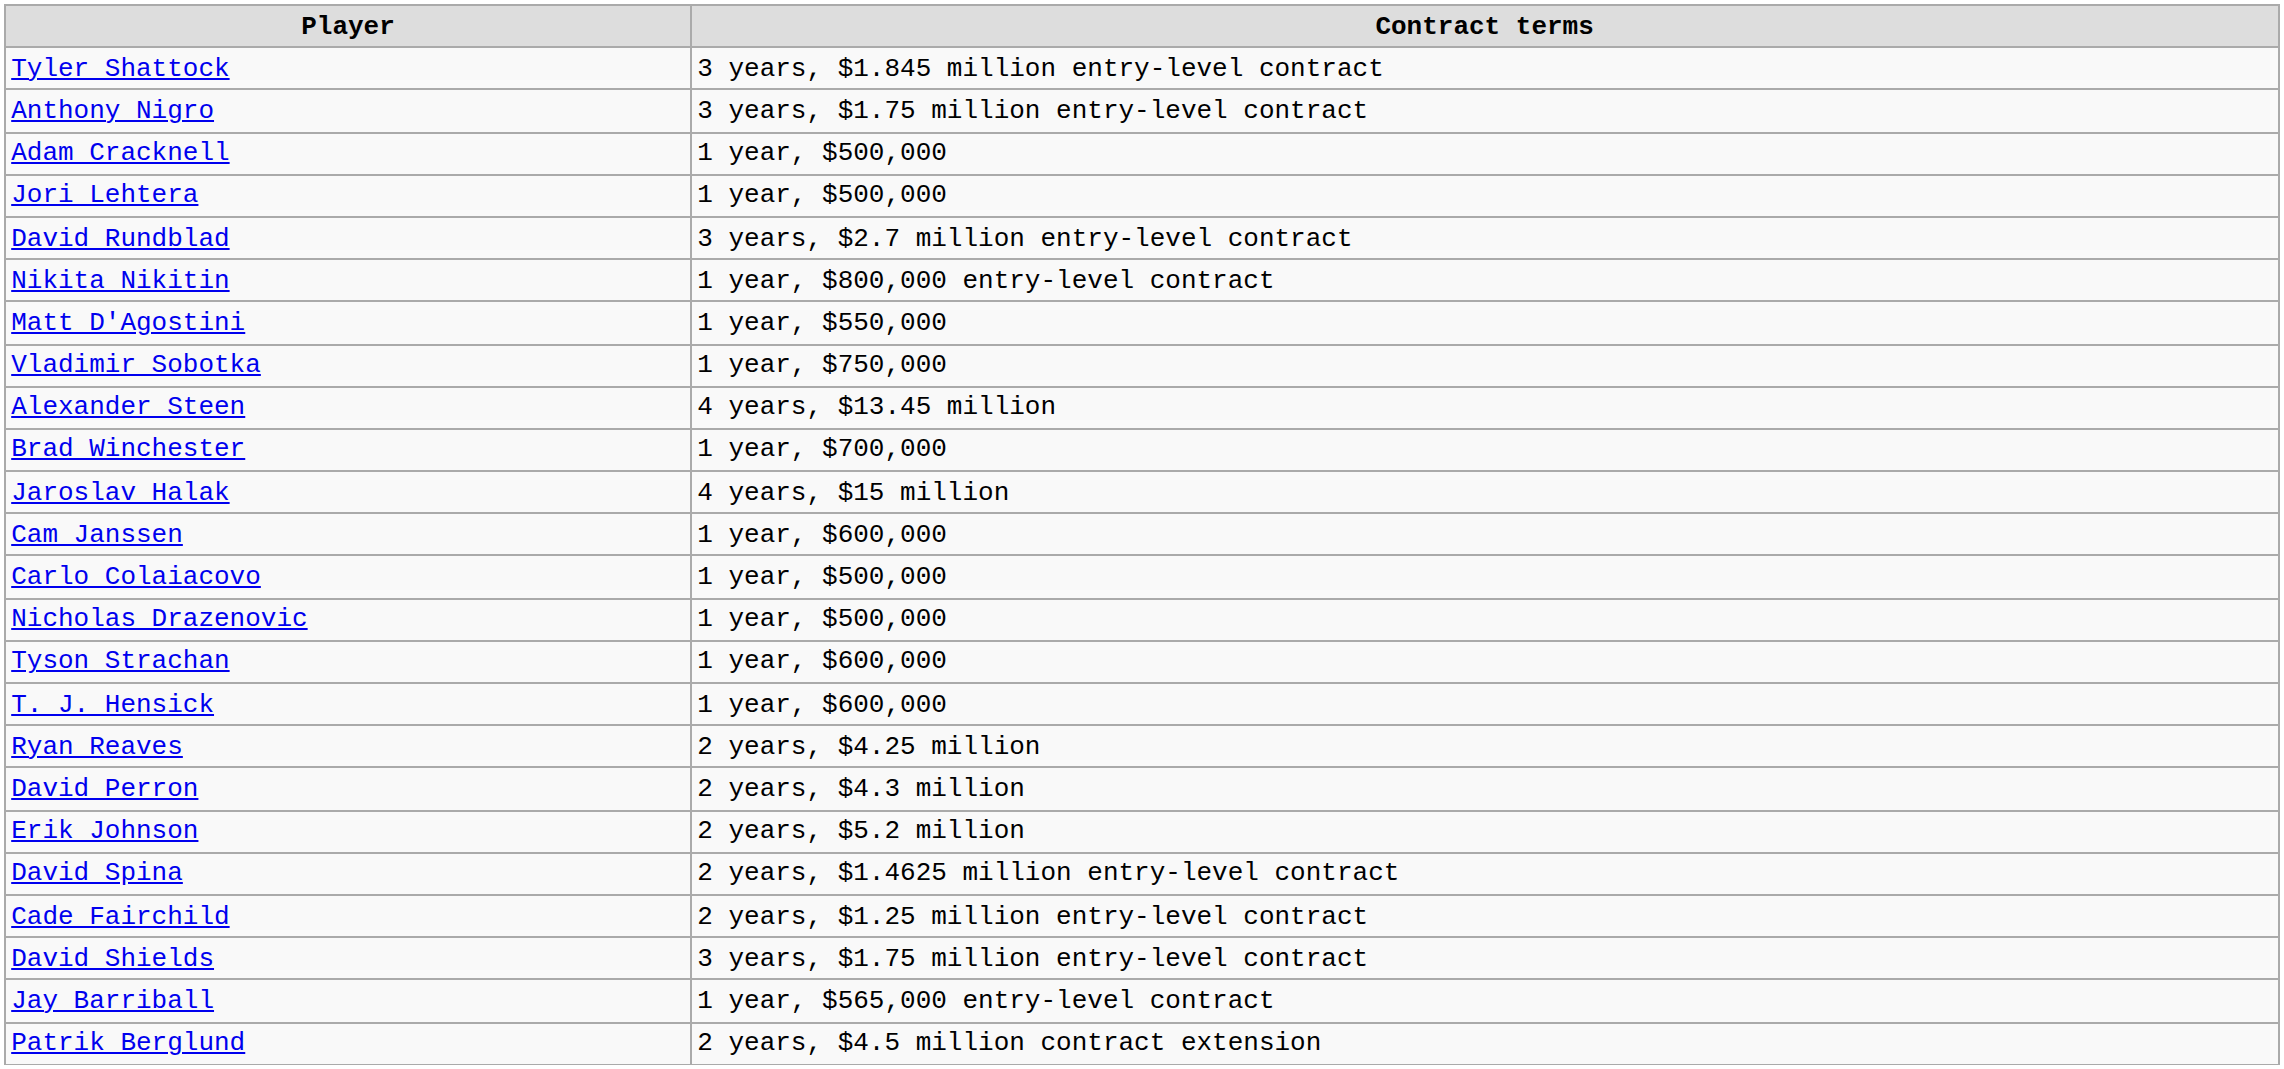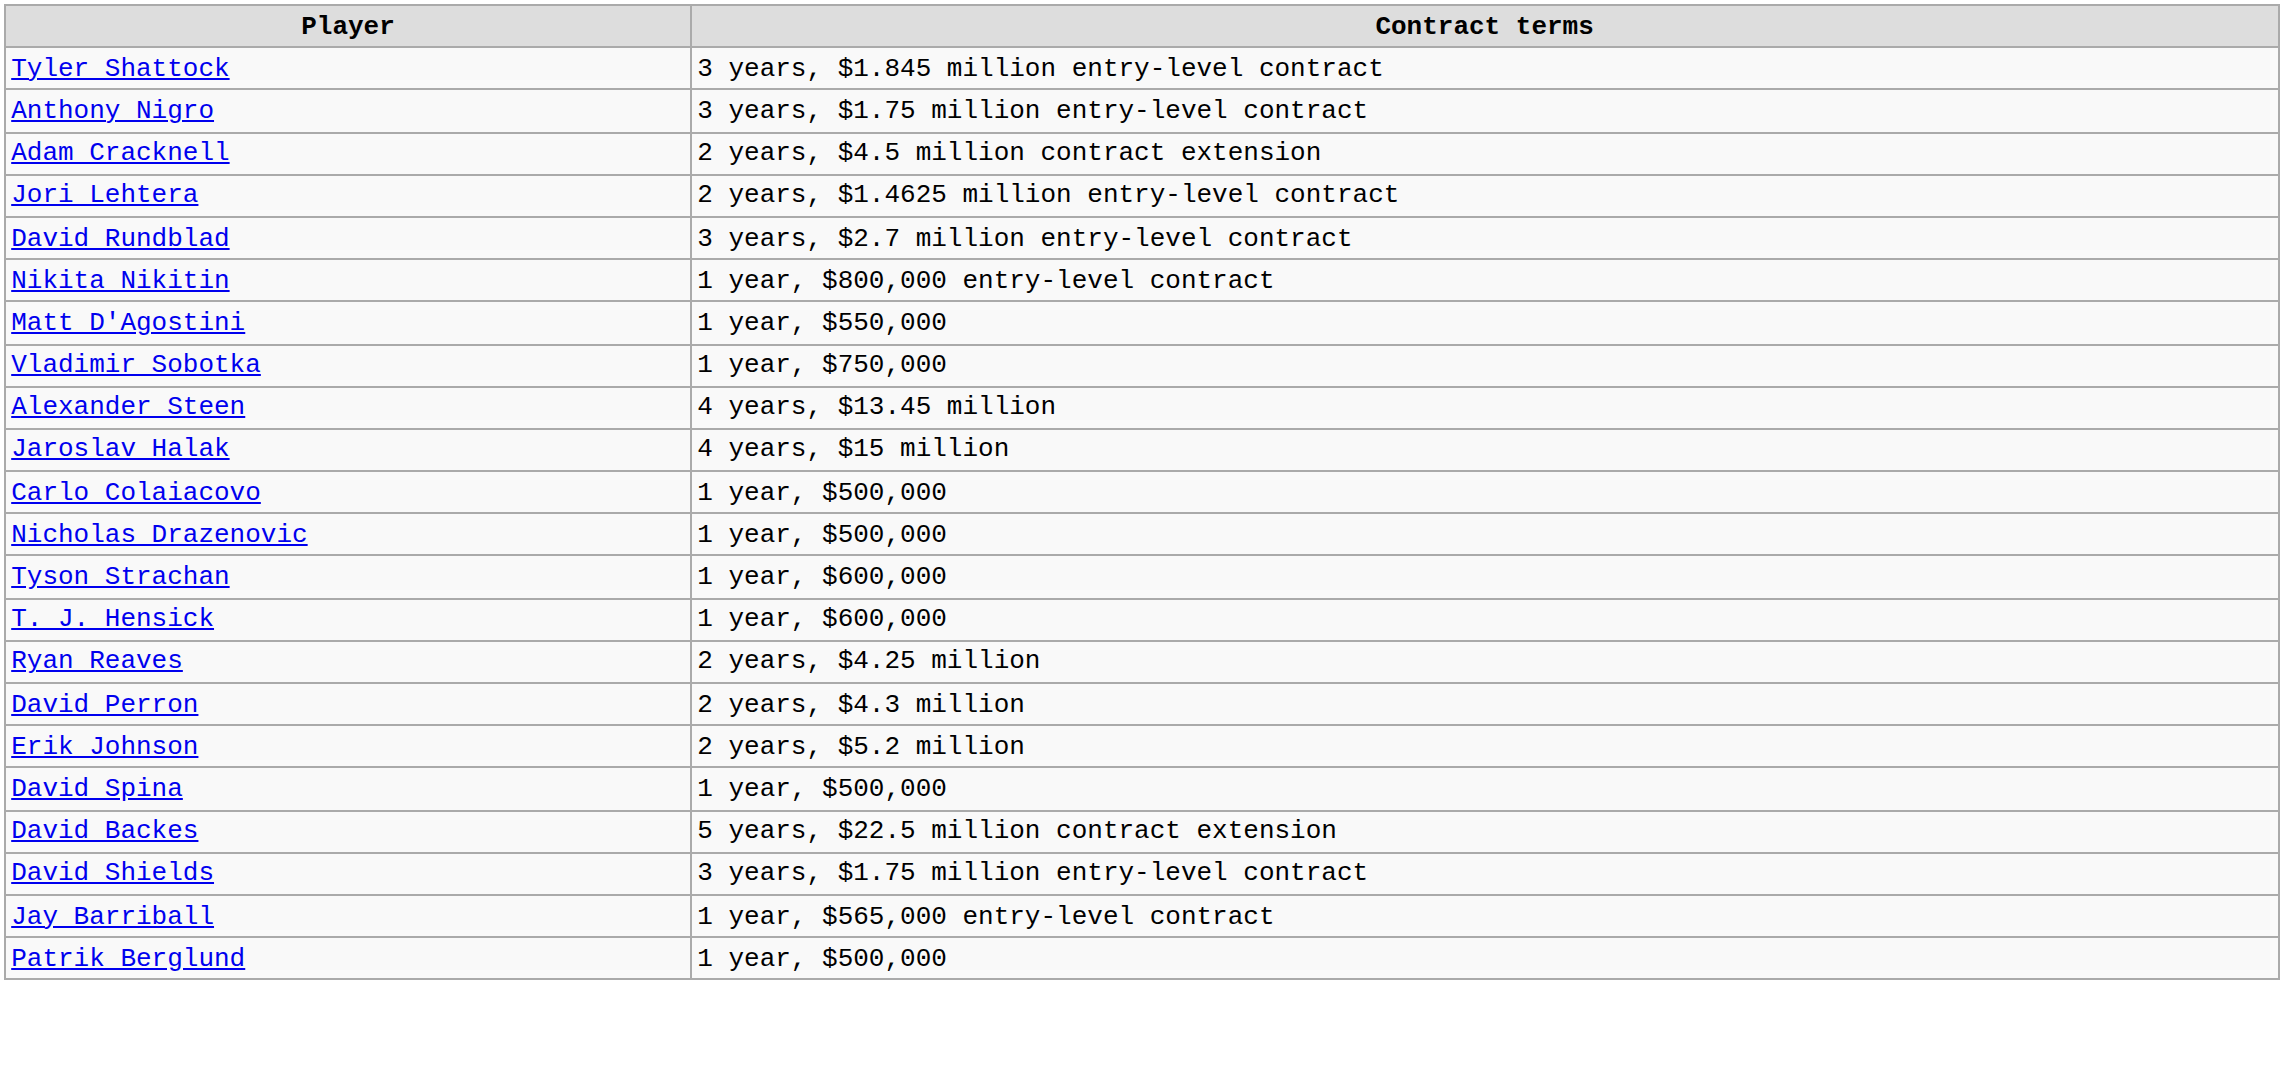(822, 153) 1 year, $500,000 -> (1009, 153) 2 years, $4.5 million contract extension
(822, 196) 1 year, $500,000 -> (1048, 196) 2 years, $1.4625 million entry-level contract
- row: (128, 450)
- row: (97, 535)
(1048, 874) 2 years, $1.4625 million entry-level contract -> (822, 789) 1 year, $500,000
+ row: (105, 831)
- row: (120, 916)
(1009, 1043) 2 years, $4.5 million contract extension -> (822, 958) 1 year, $500,000
